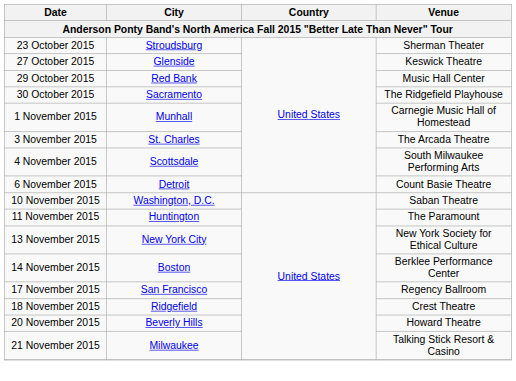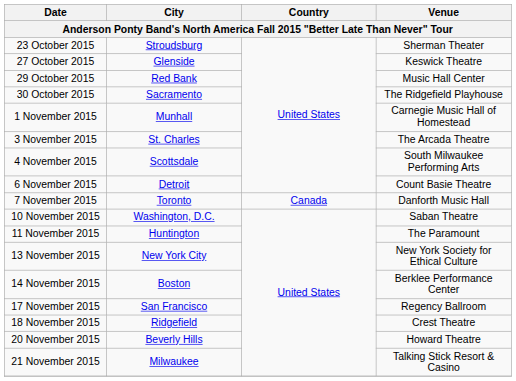+ row: (55, 201)
